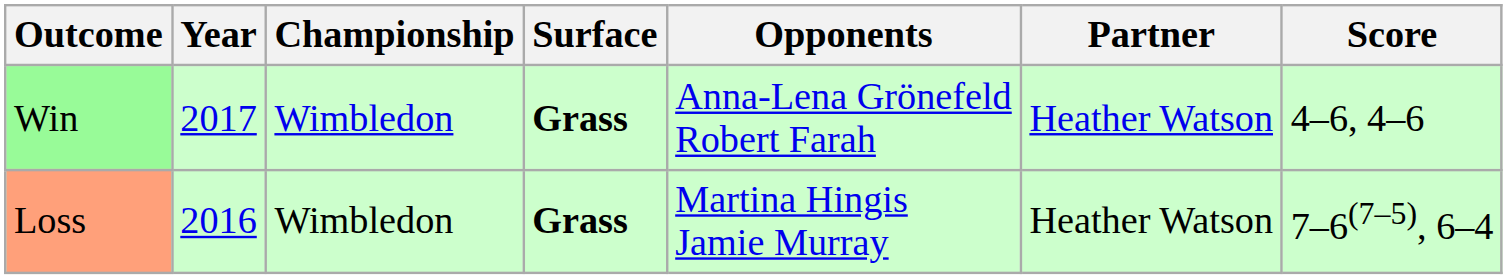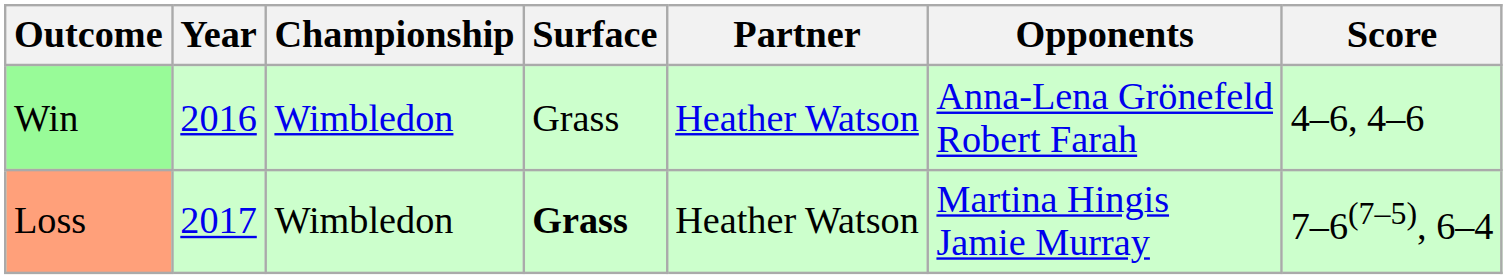columns swapped: (1151, 34) <-> (843, 34)
(219, 116) 2017 -> (219, 116) 2016
(580, 116) bold -> (576, 116) normal
(219, 220) 2016 -> (219, 220) 2017
